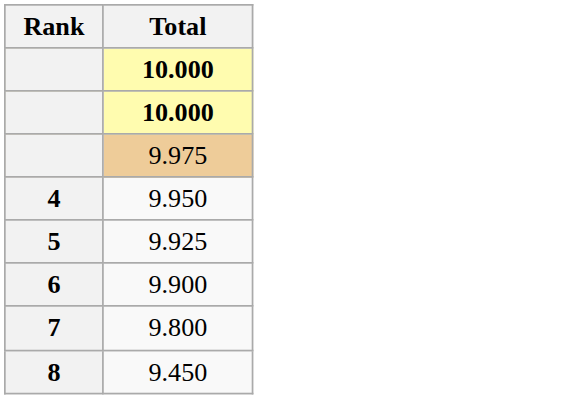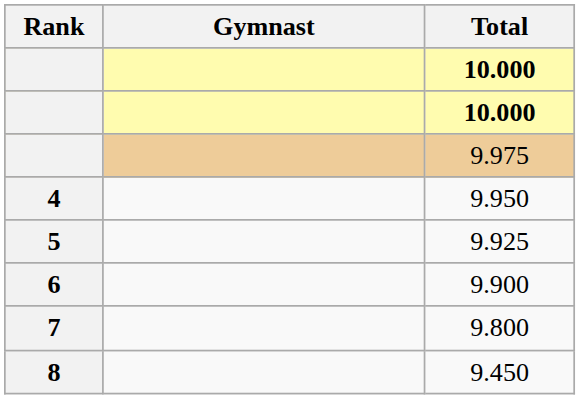+ column: (264, 26)
